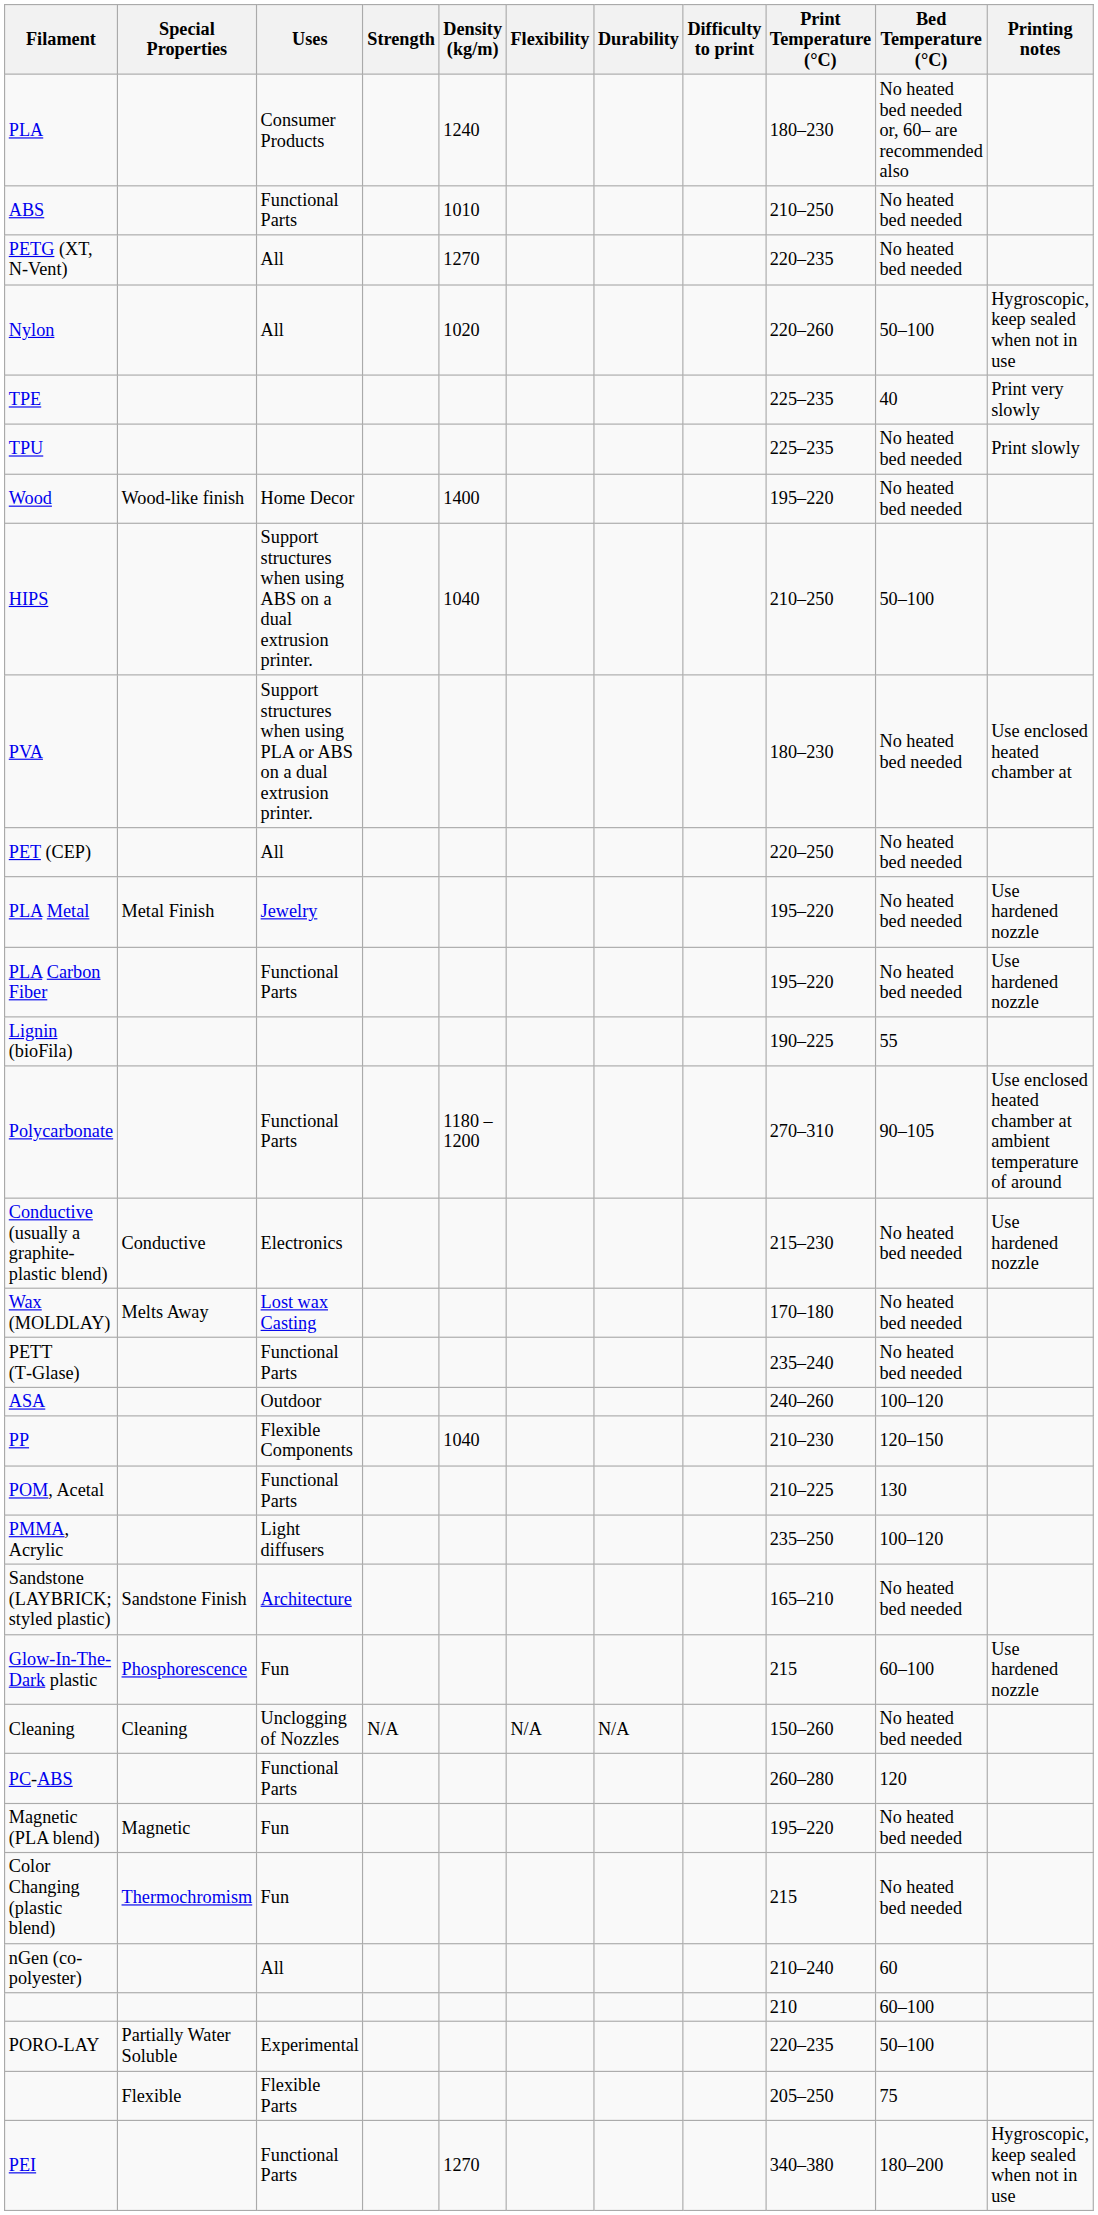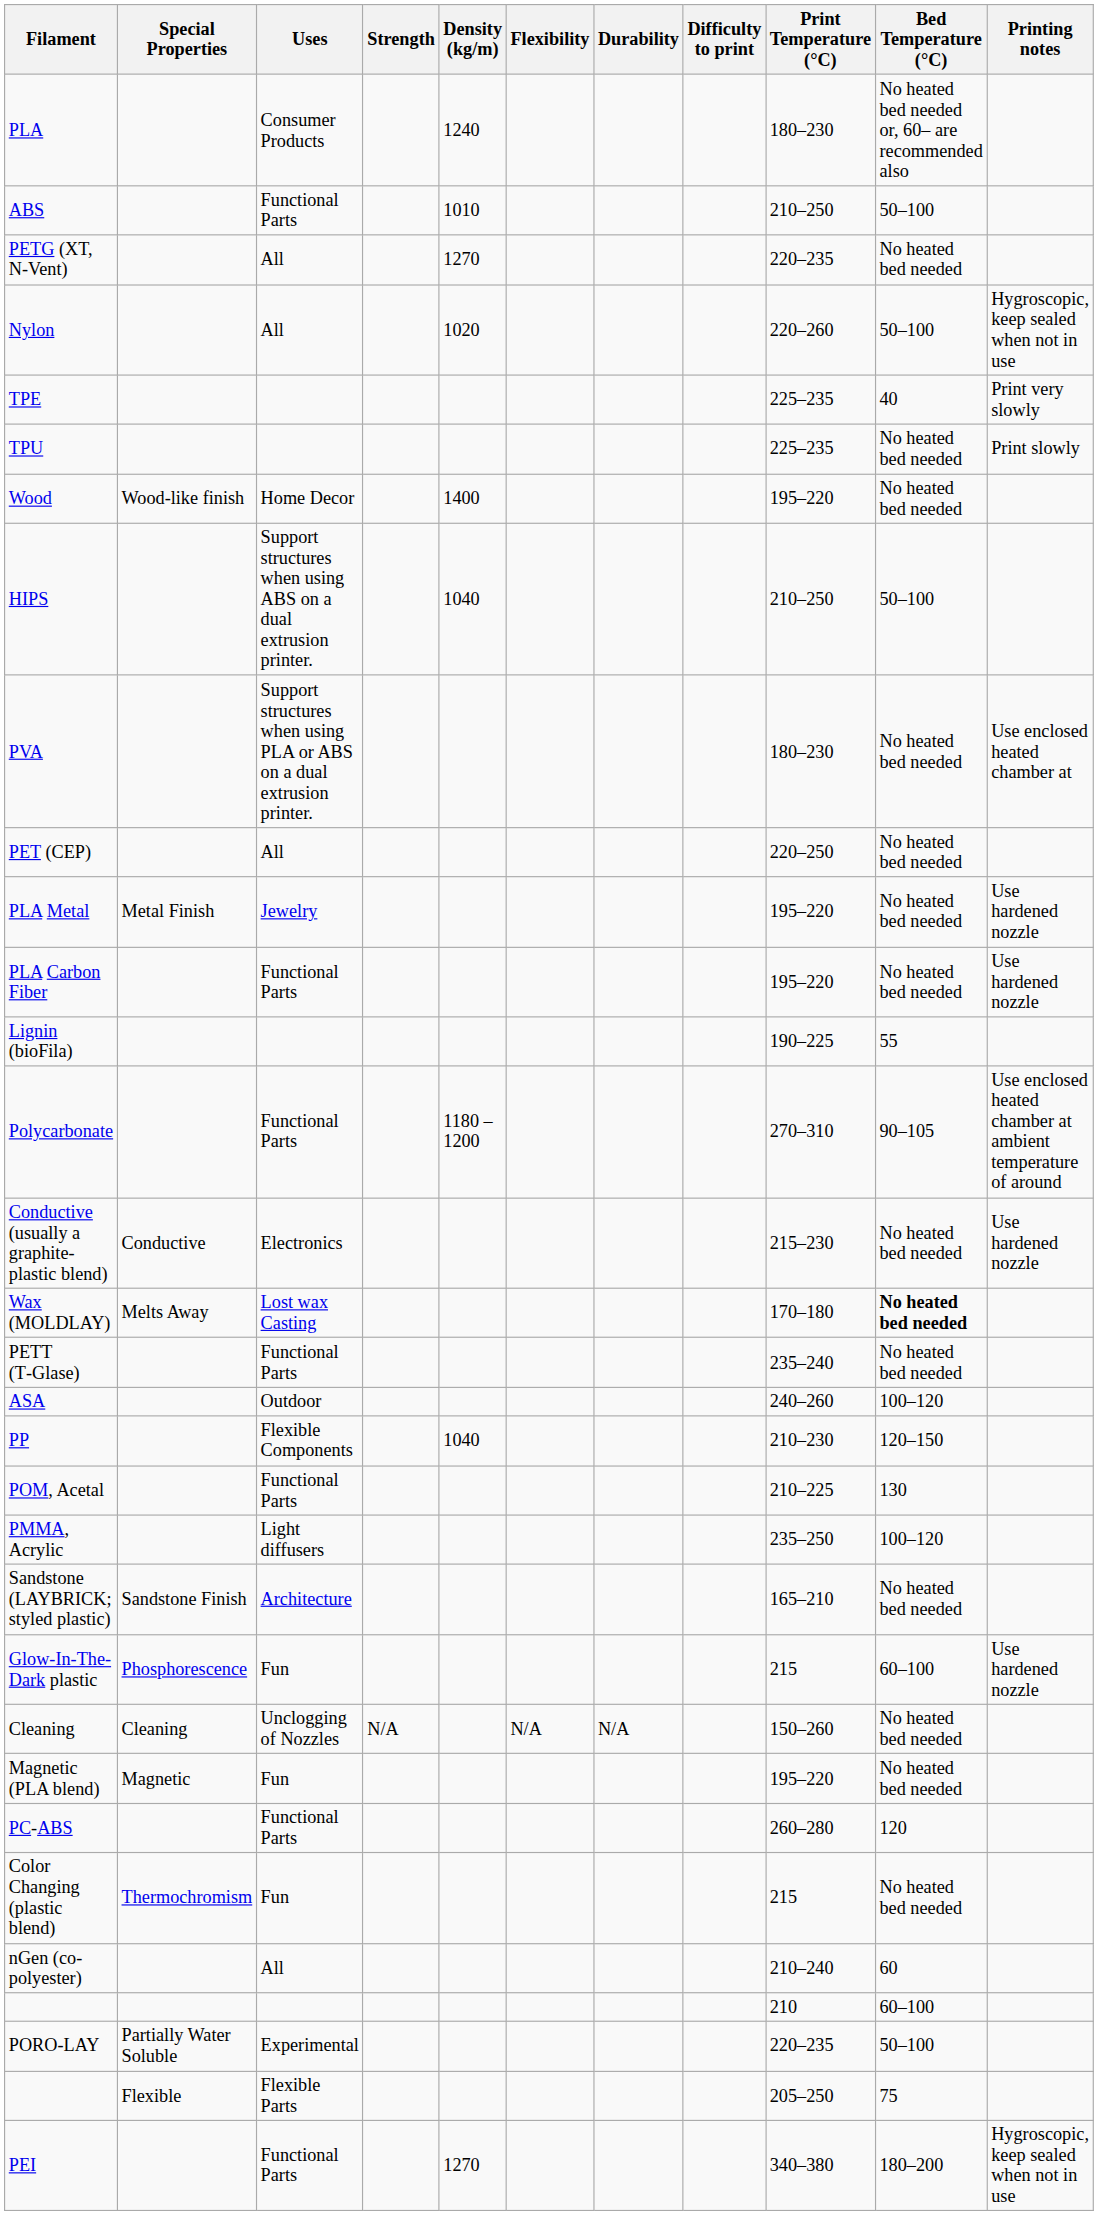(921, 210) No heated bed needed -> (907, 210) 50–100
(921, 1312) normal -> (923, 1312) bold
rows swapped: (41, 1778) <-> (54, 1827)
